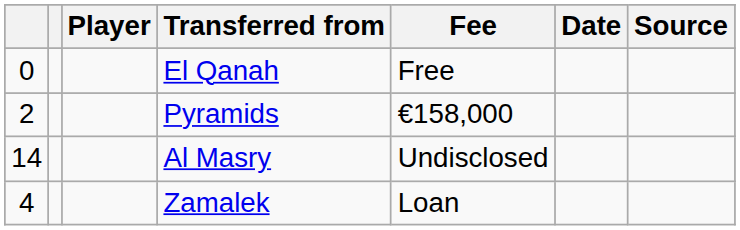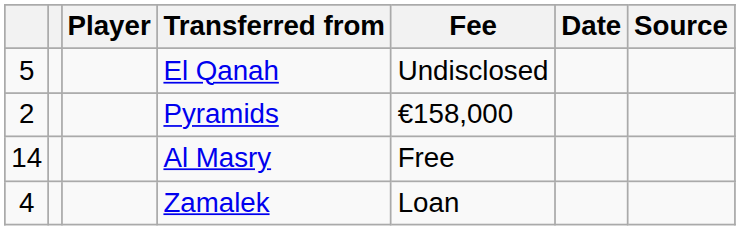(27, 70) 0 -> (27, 70) 5
(426, 70) Free -> (473, 70) Undisclosed
(473, 158) Undisclosed -> (426, 158) Free
